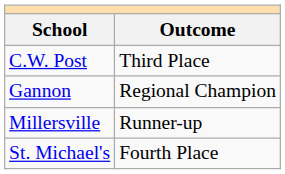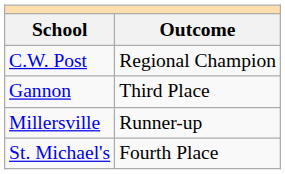(164, 60) Third Place -> (198, 60) Regional Champion
(198, 91) Regional Champion -> (164, 91) Third Place
